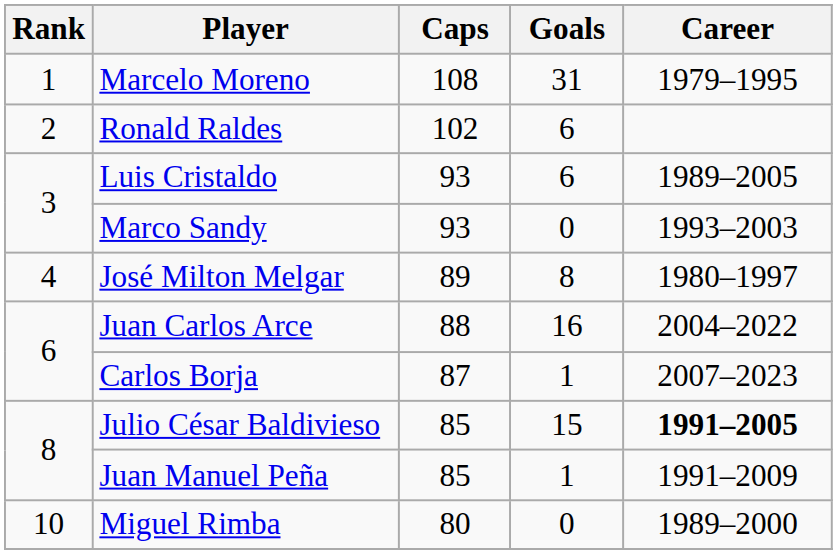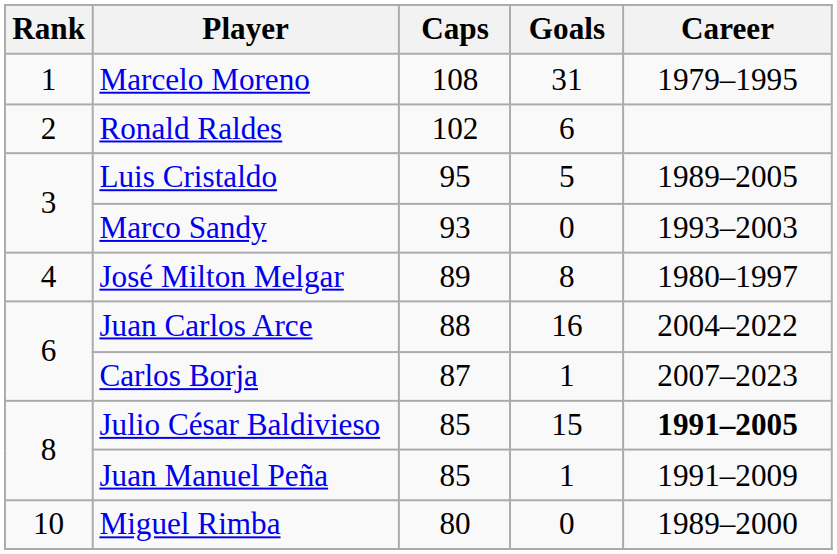(455, 177) 93 -> (455, 177) 95
(567, 177) 6 -> (567, 177) 5
